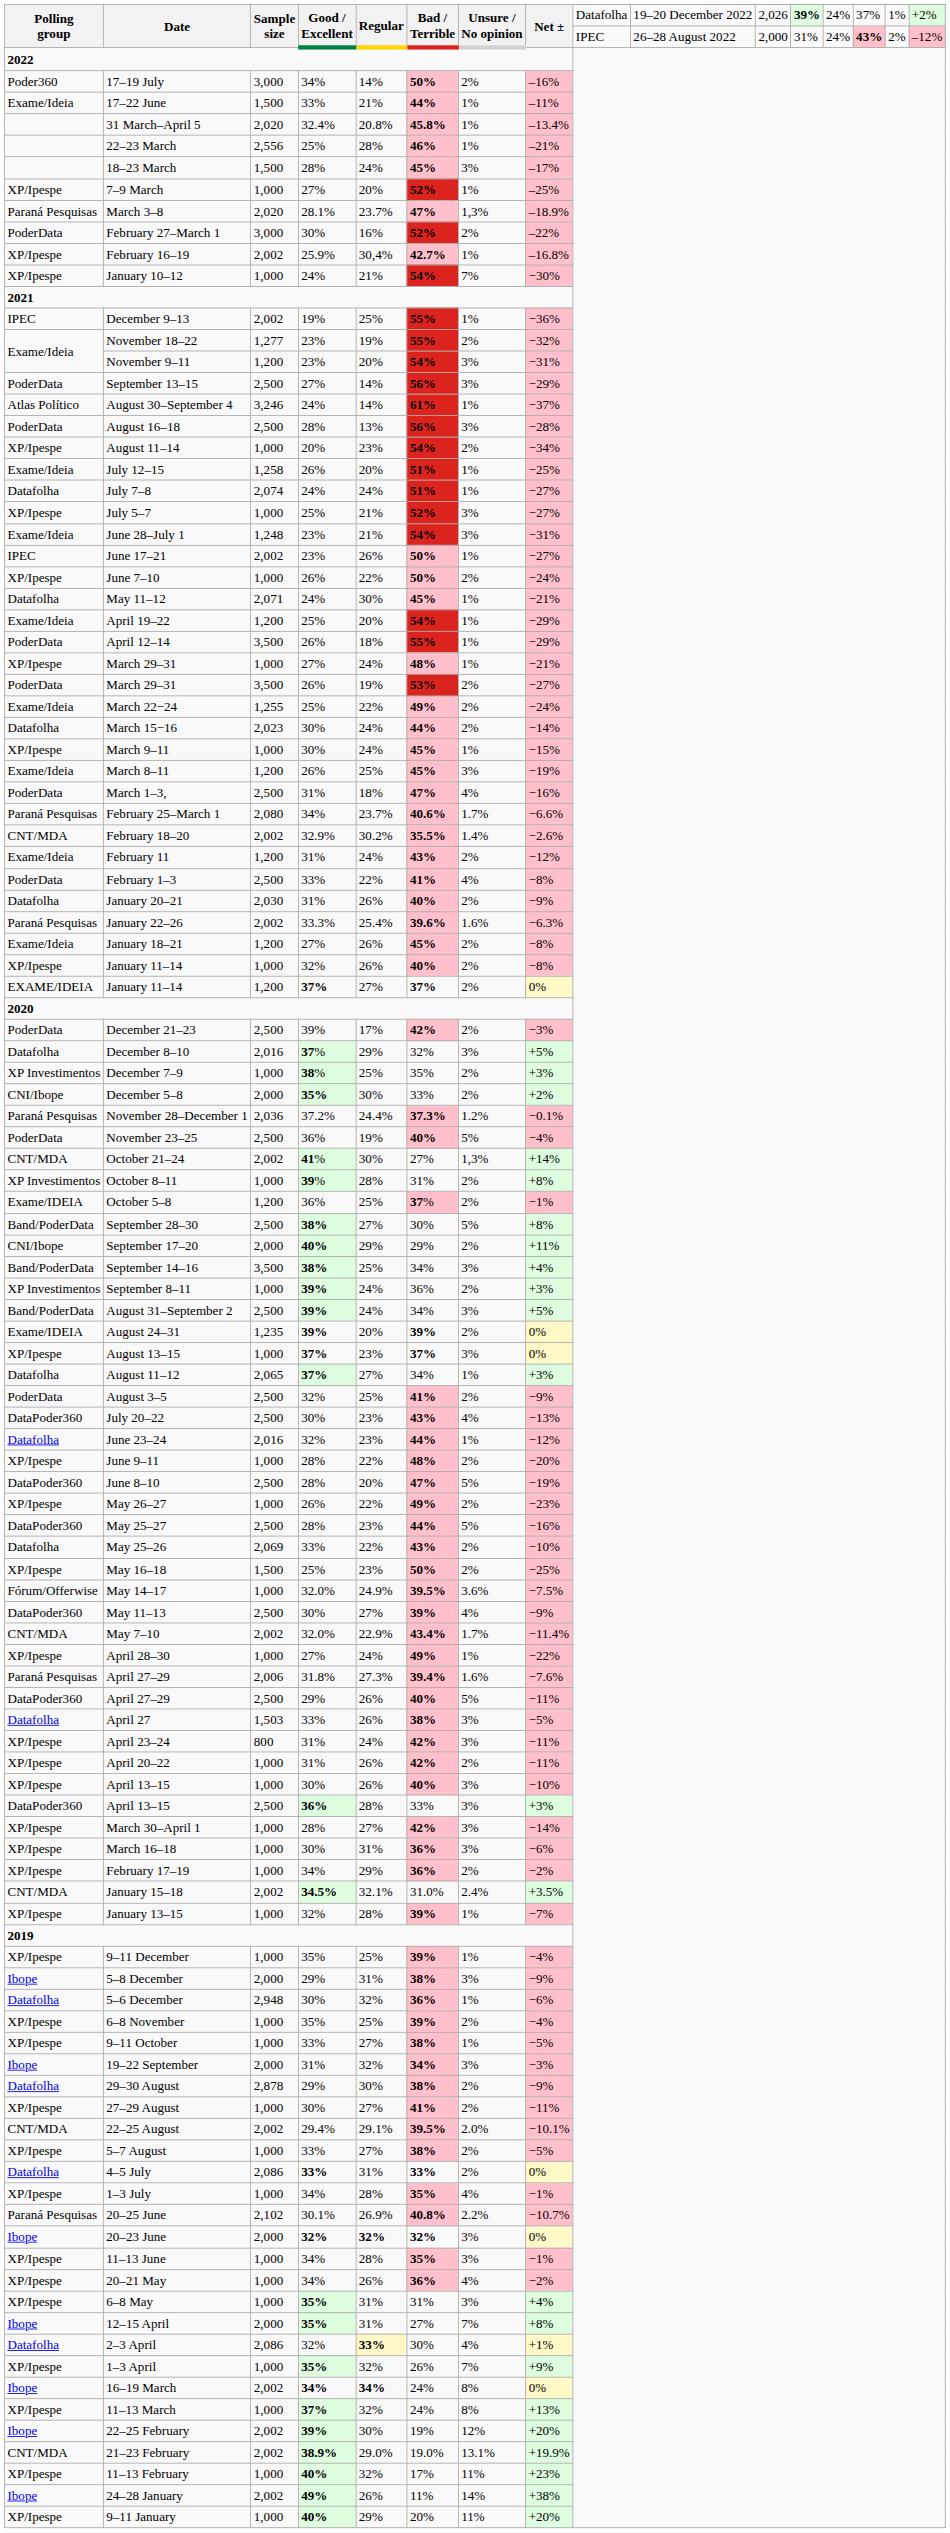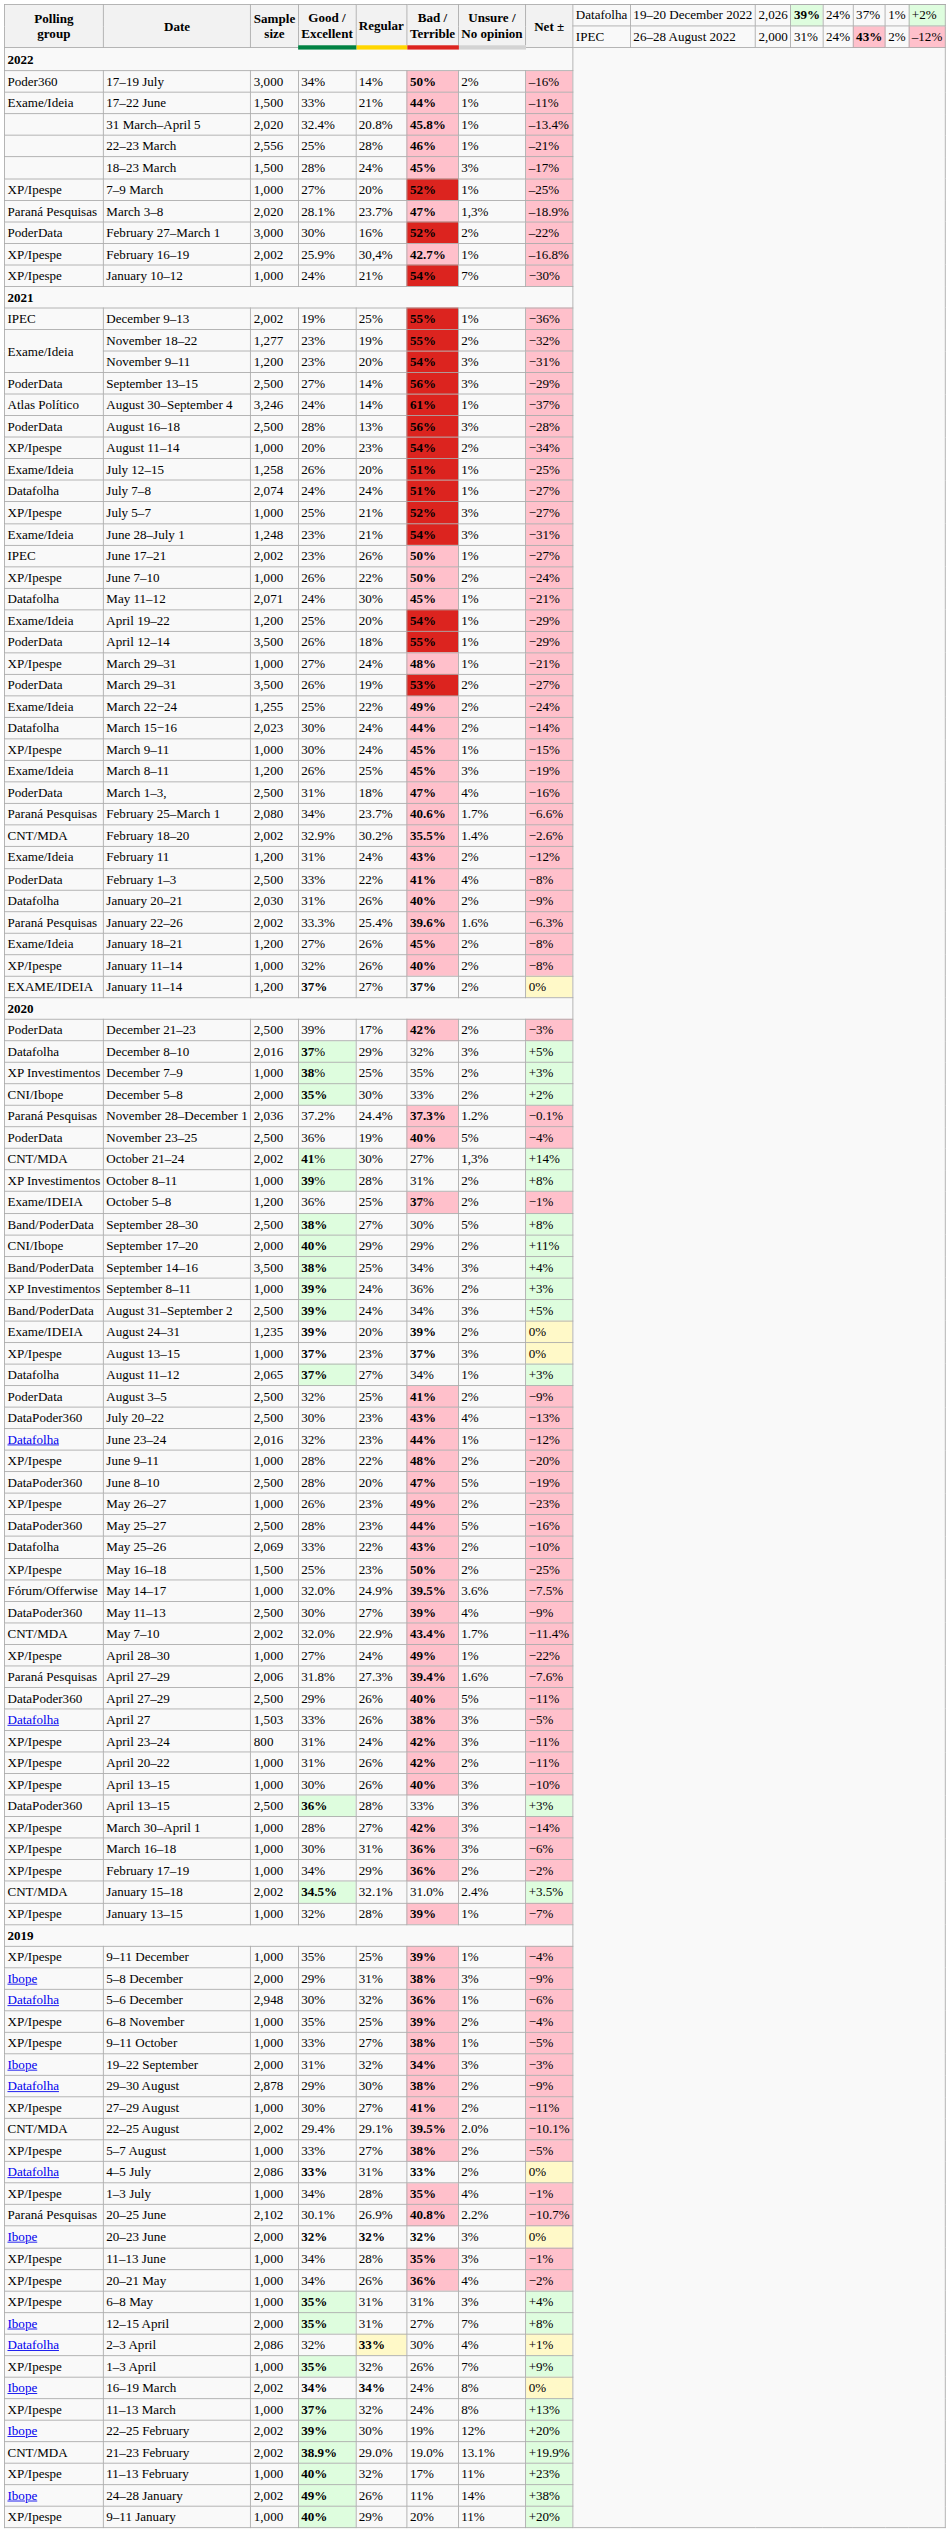(371, 1504) 22% -> (371, 1504) 23%
